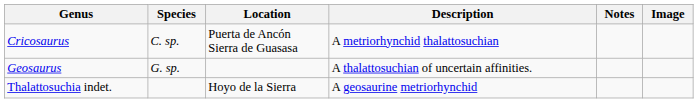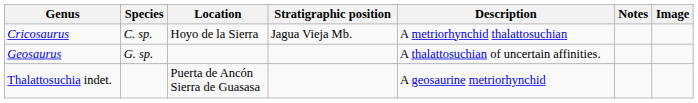+ column: (333, 14)
(253, 41) Puerta de Ancón Sierra de Guasasa -> (214, 34) Hoyo de la Sierra
(252, 87) Hoyo de la Sierra -> (215, 80) Puerta de Ancón Sierra de Guasasa
